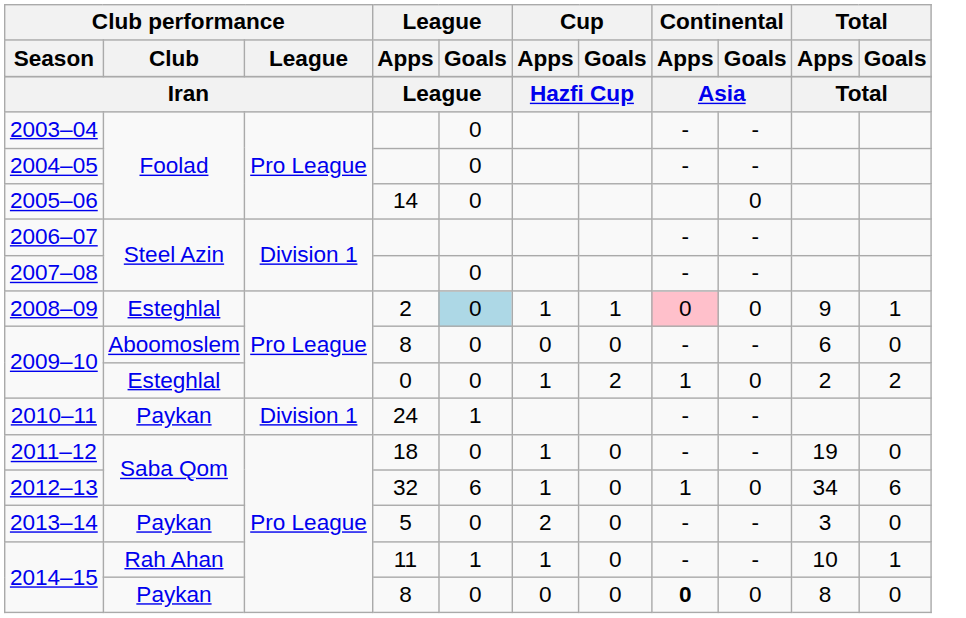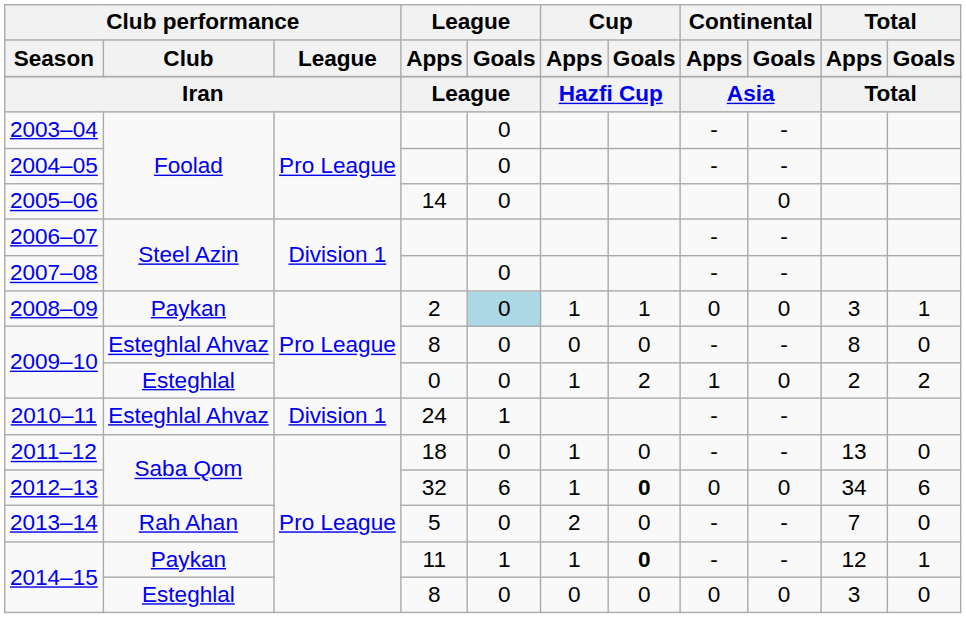(174, 308) Esteghlal -> (188, 308) Paykan
(685, 308) pink background -> (714, 308) no background
(825, 308) 9 -> (854, 308) 3
(174, 344) Aboomoslem -> (188, 344) Esteghlal Ahvaz
(825, 344) 6 -> (854, 344) 8
(174, 415) Paykan -> (188, 415) Esteghlal Ahvaz
(825, 451) 19 -> (854, 451) 13
(615, 487) normal -> (644, 487) bold
(685, 487) 1 -> (714, 487) 0
(174, 523) Paykan -> (188, 523) Rah Ahan
(825, 523) 3 -> (854, 523) 7
(174, 559) Rah Ahan -> (188, 559) Paykan
(615, 559) normal -> (644, 559) bold
(825, 559) 10 -> (854, 559) 12
(174, 594) Paykan -> (188, 594) Esteghlal
(685, 594) bold -> (714, 594) normal
(825, 594) 8 -> (854, 594) 3
